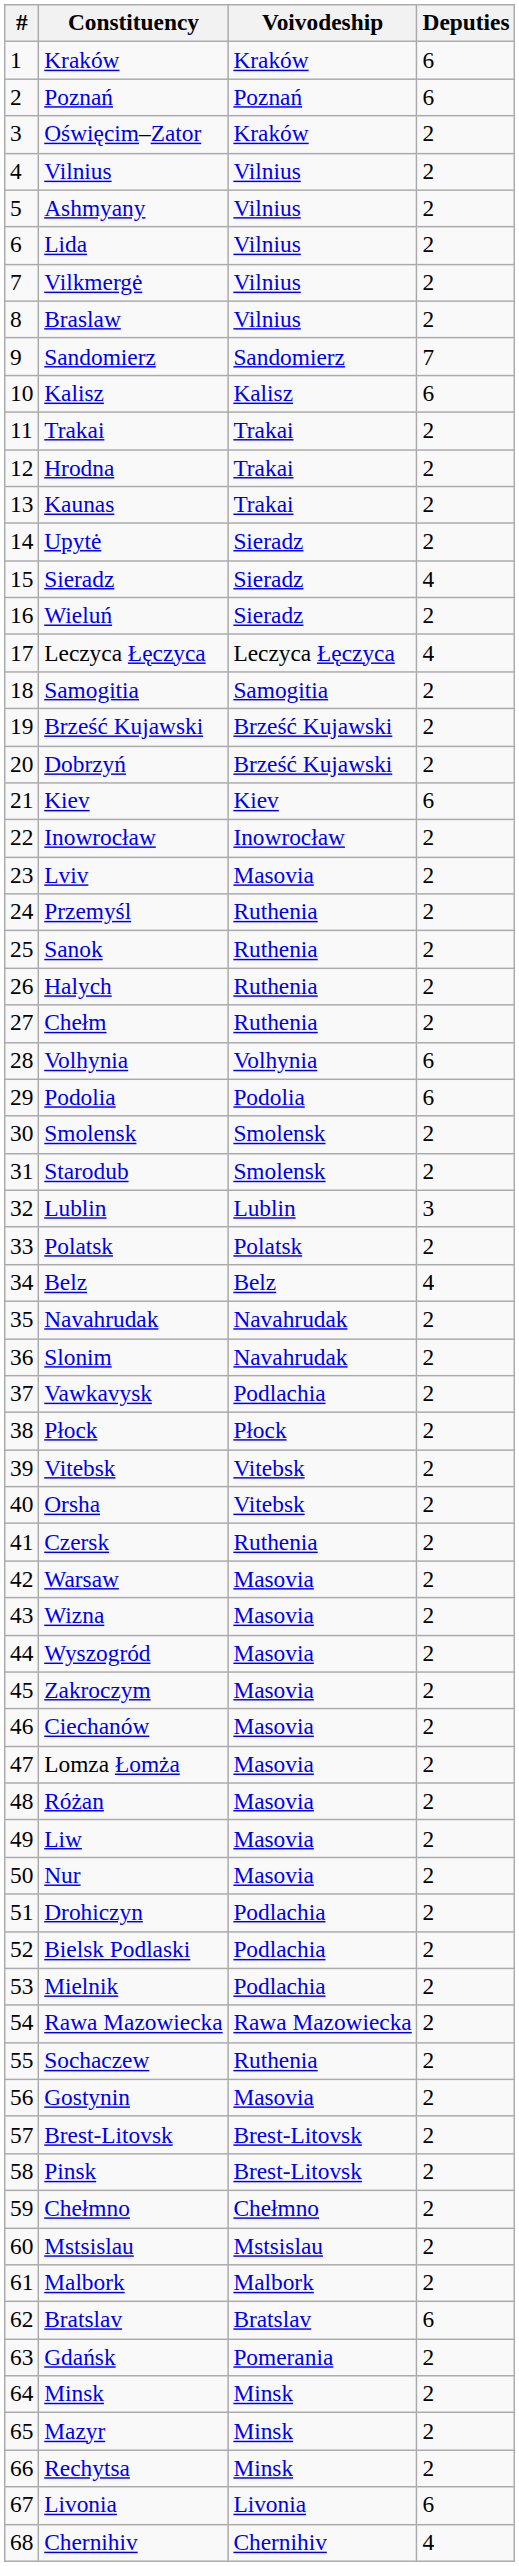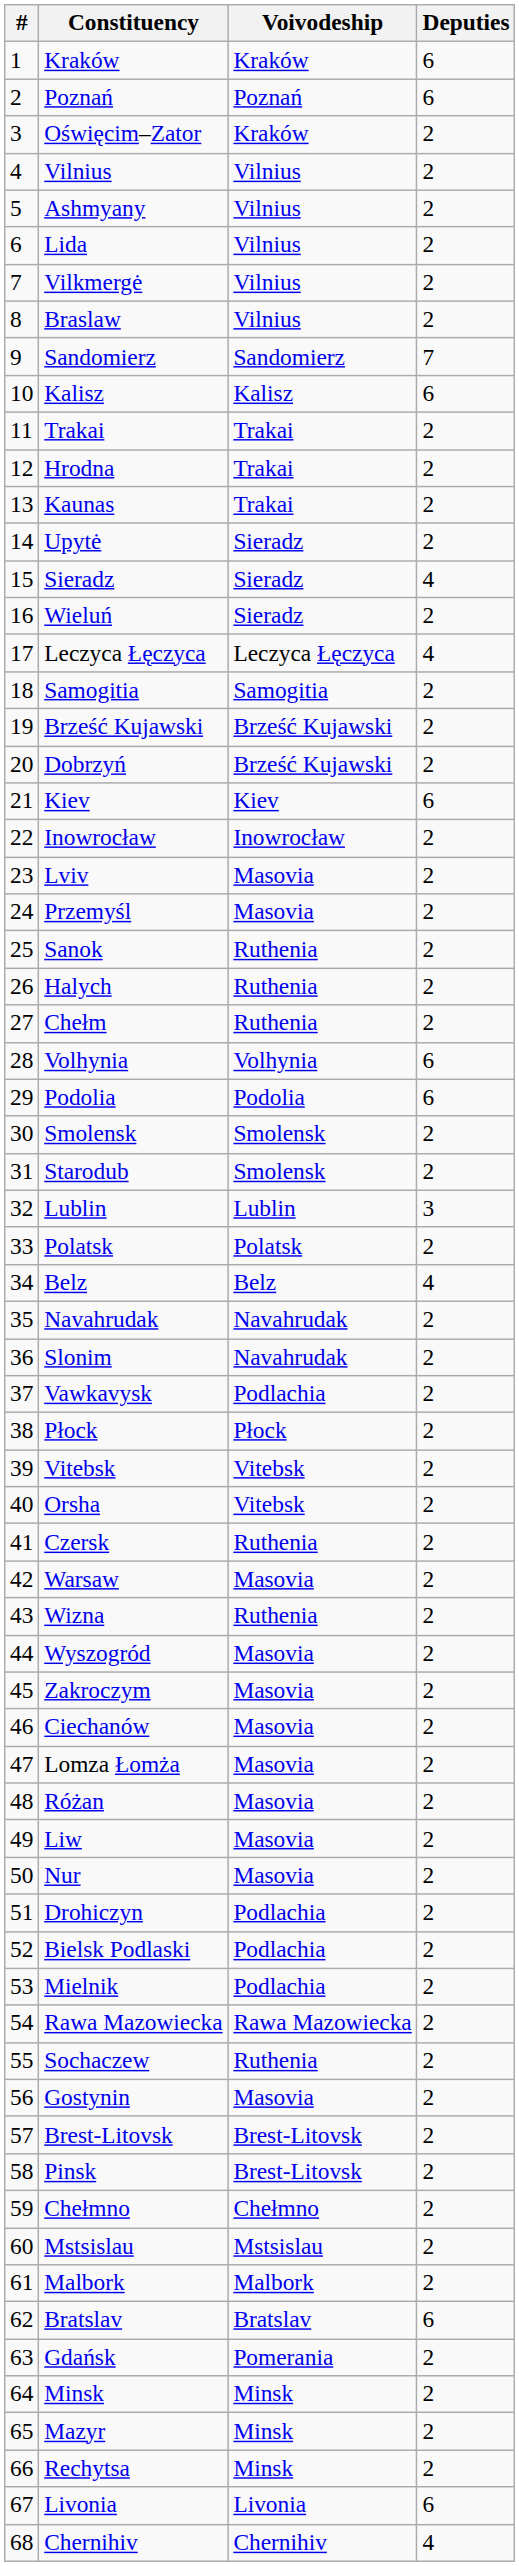(276, 912) Ruthenia -> (274, 912) Masovia
(274, 1616) Masovia -> (276, 1616) Ruthenia
